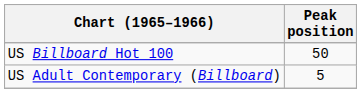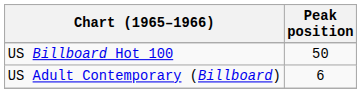(320, 77) 5 -> (320, 77) 6
